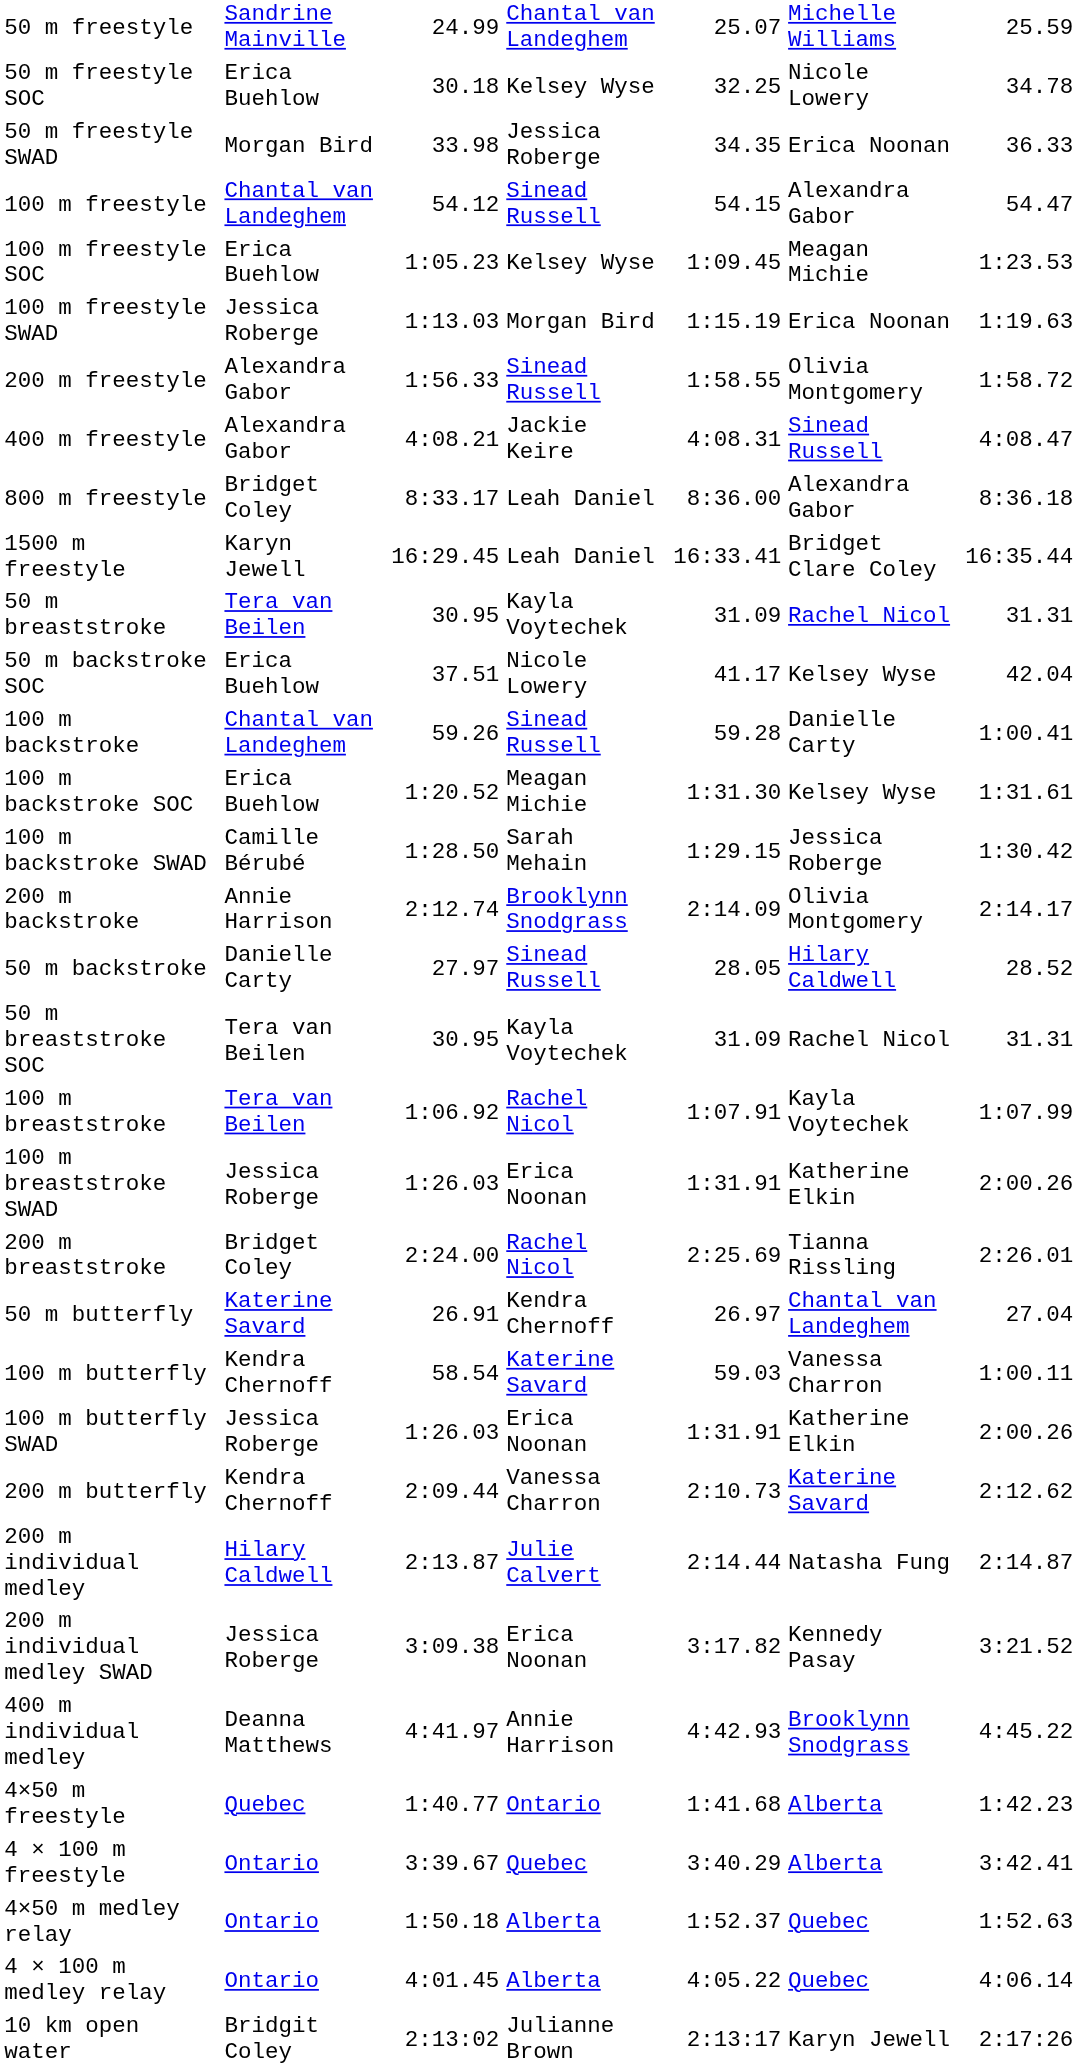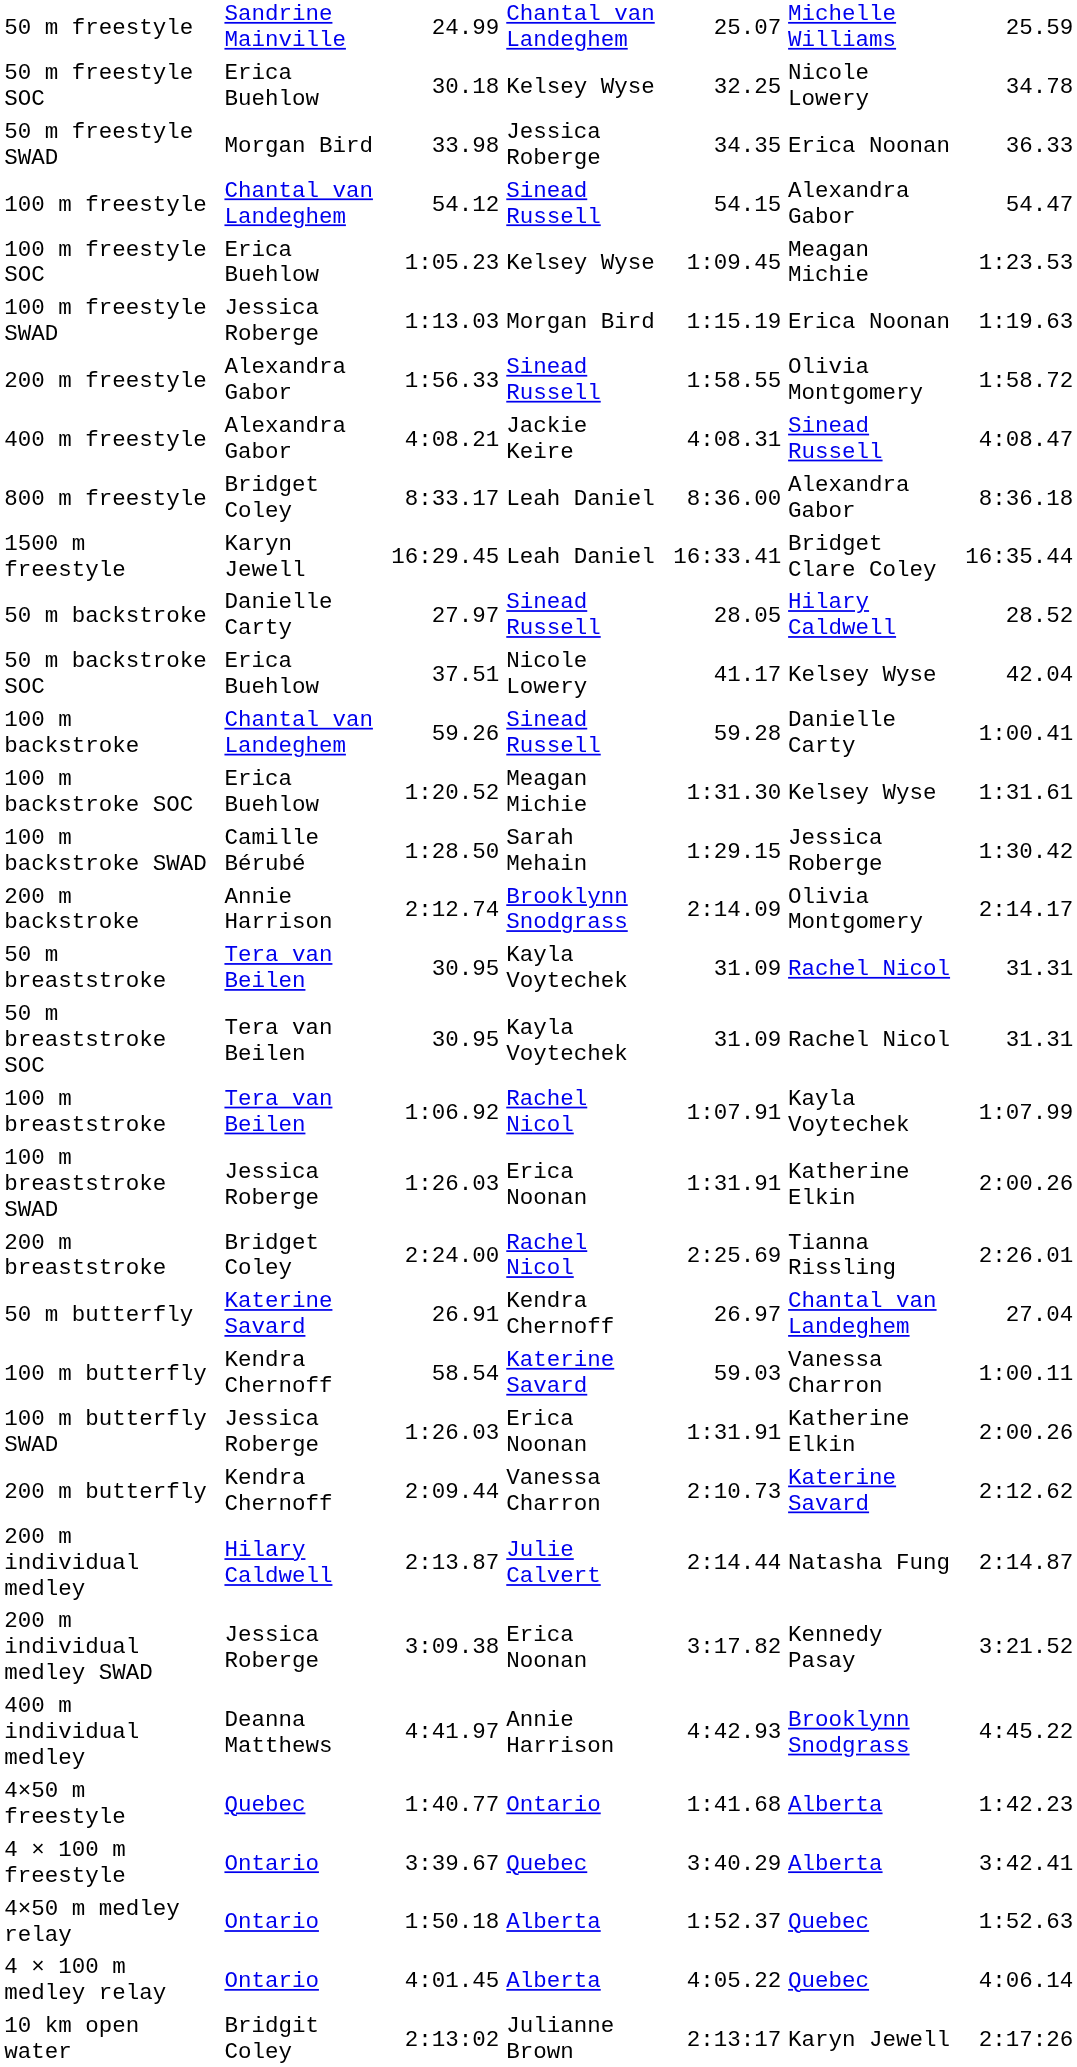rows swapped: (105, 968) <-> (85, 615)
